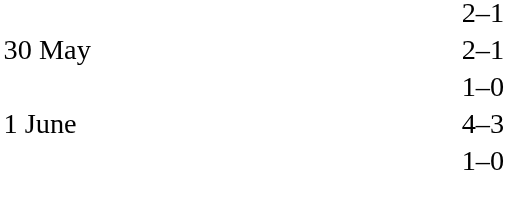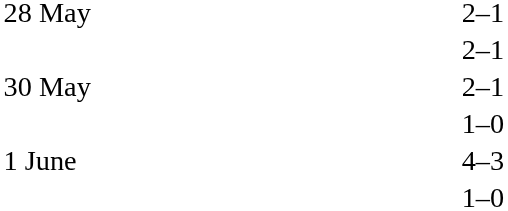+ row: (47, 12)
